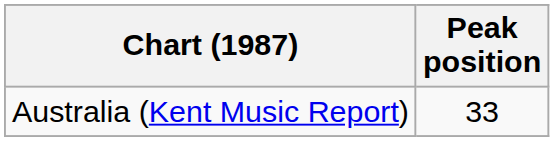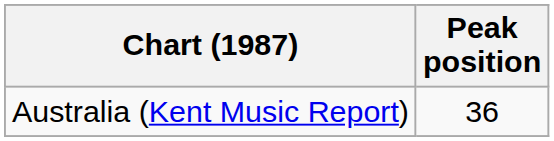(482, 111) 33 -> (482, 111) 36
